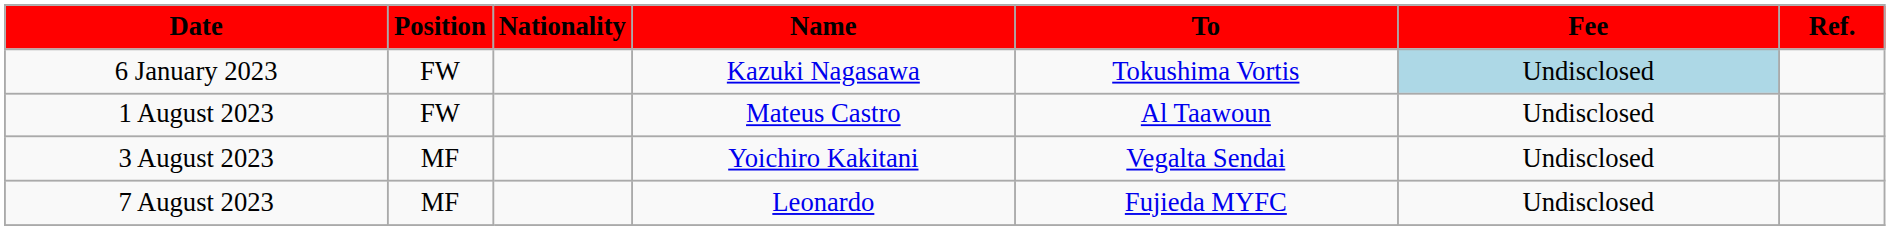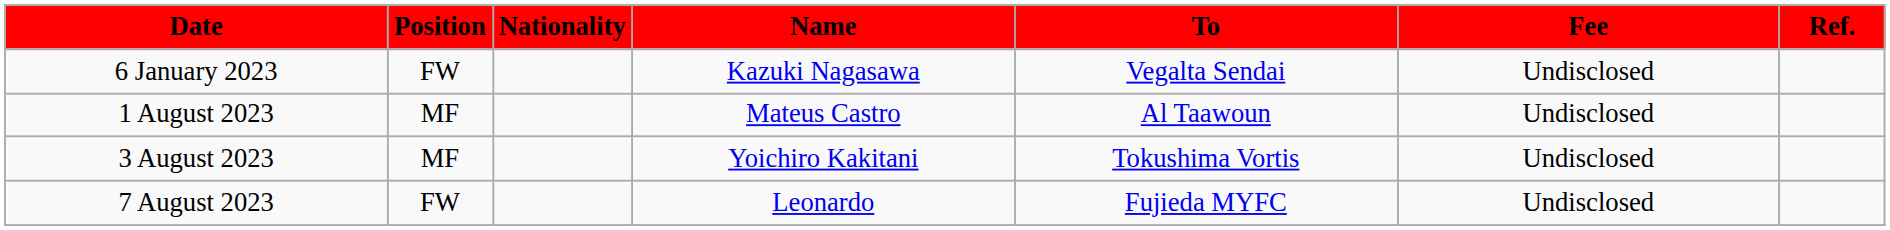(1206, 70) Tokushima Vortis -> (1206, 70) Vegalta Sendai
(1588, 70) lightblue background -> (1588, 70) no background
(440, 114) FW -> (440, 114) MF
(1206, 158) Vegalta Sendai -> (1206, 158) Tokushima Vortis
(440, 202) MF -> (440, 202) FW
